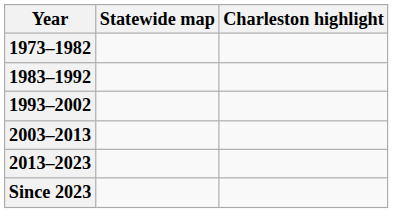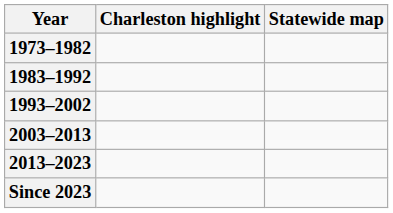columns swapped: (157, 18) <-> (304, 18)
